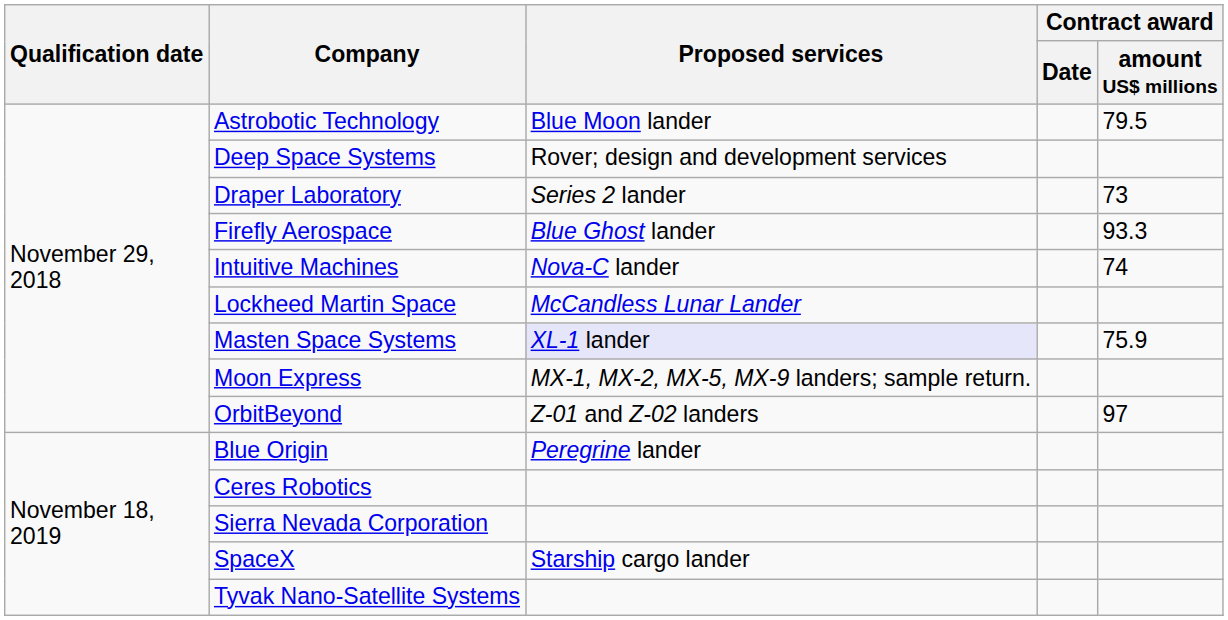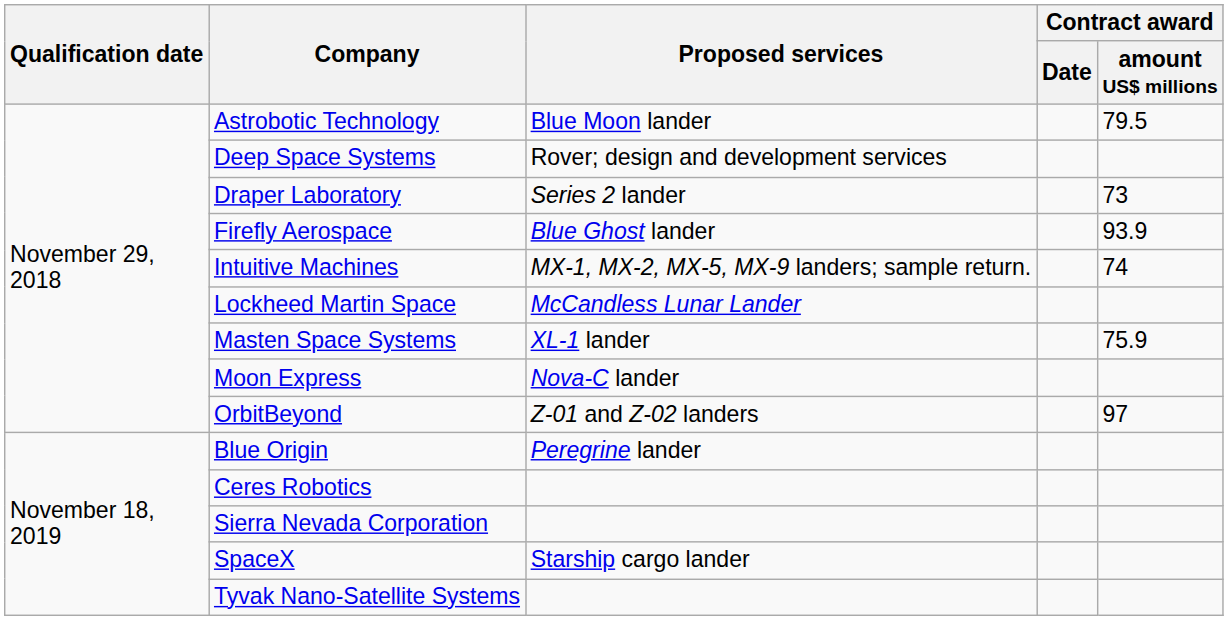(1125, 231) 93.3 -> (1125, 231) 93.9
(605, 267) Nova-C lander -> (781, 267) MX-1, MX-2, MX-5, MX-9 landers; sample return.
(590, 341) lavender background -> (590, 341) no background
(781, 377) MX-1, MX-2, MX-5, MX-9 landers; sample return. -> (605, 377) Nova-C lander
